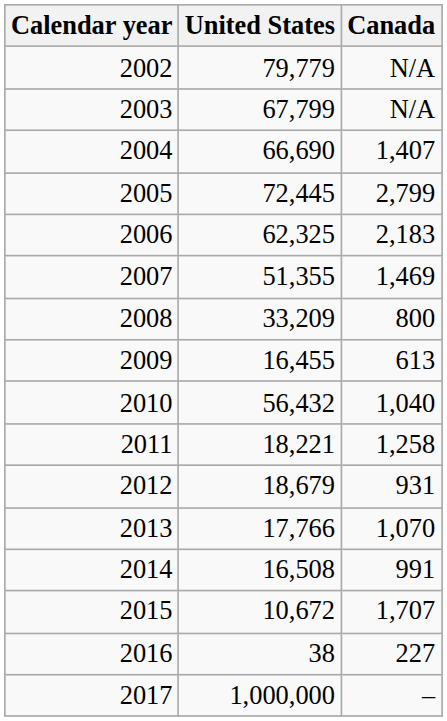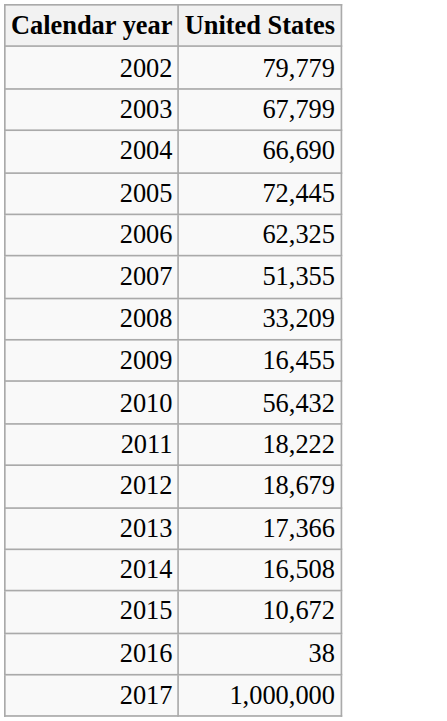- column: (391, 25)
(299, 444) 18,221 -> (299, 444) 18,222
(299, 527) 17,766 -> (299, 527) 17,366
